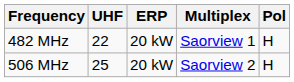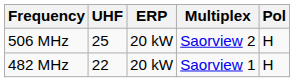rows swapped: (38, 40) <-> (38, 64)
